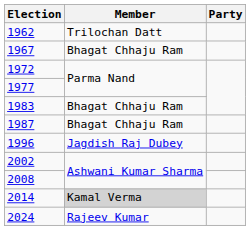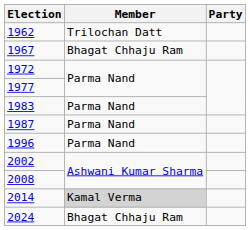(125, 106) Bhagat Chhaju Ram -> (101, 106) Parma Nand
(125, 124) Bhagat Chhaju Ram -> (101, 124) Parma Nand
(125, 143) Jagdish Raj Dubey -> (101, 143) Parma Nand
(108, 216) Rajeev Kumar -> (125, 216) Bhagat Chhaju Ram
